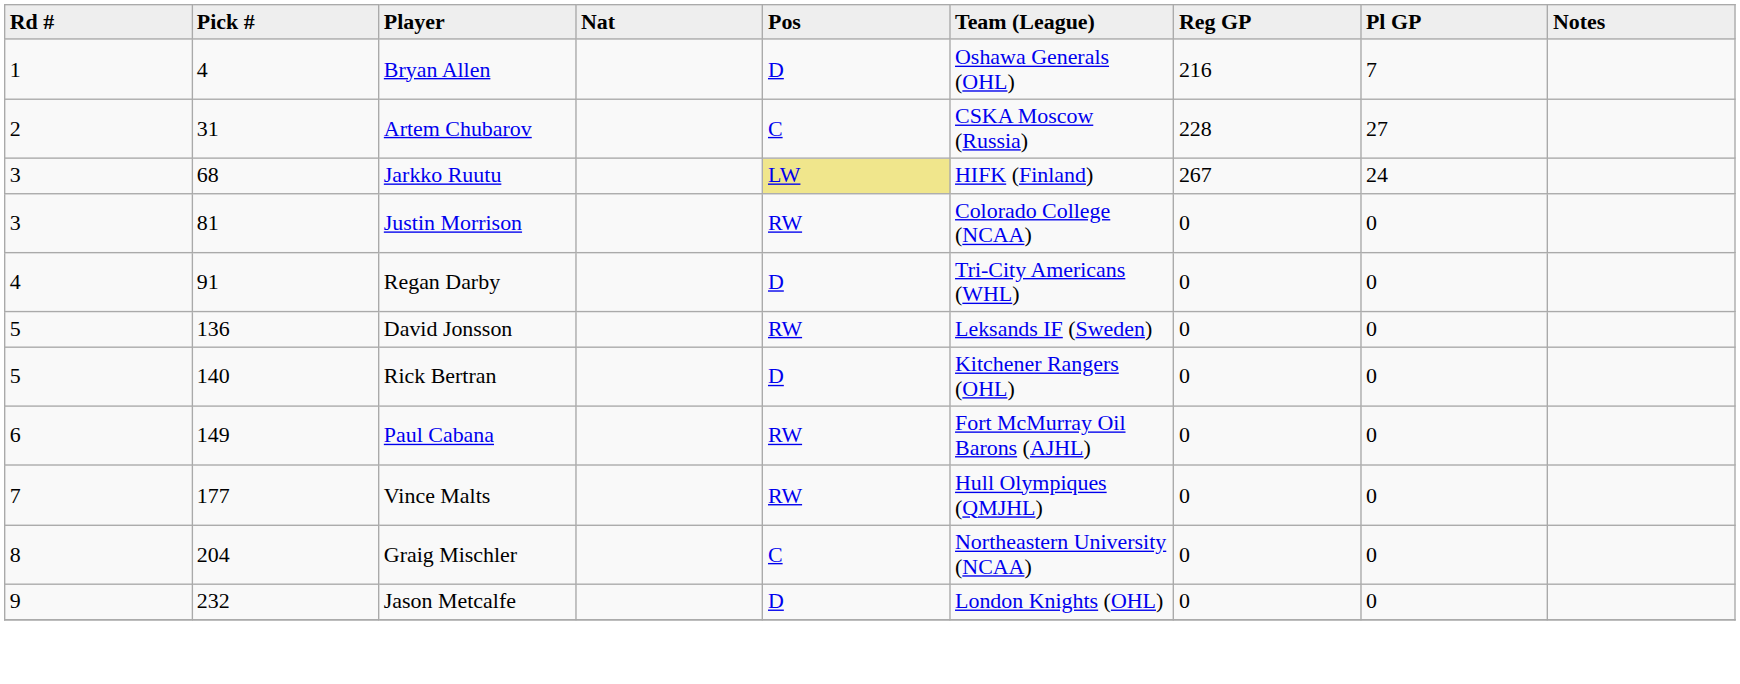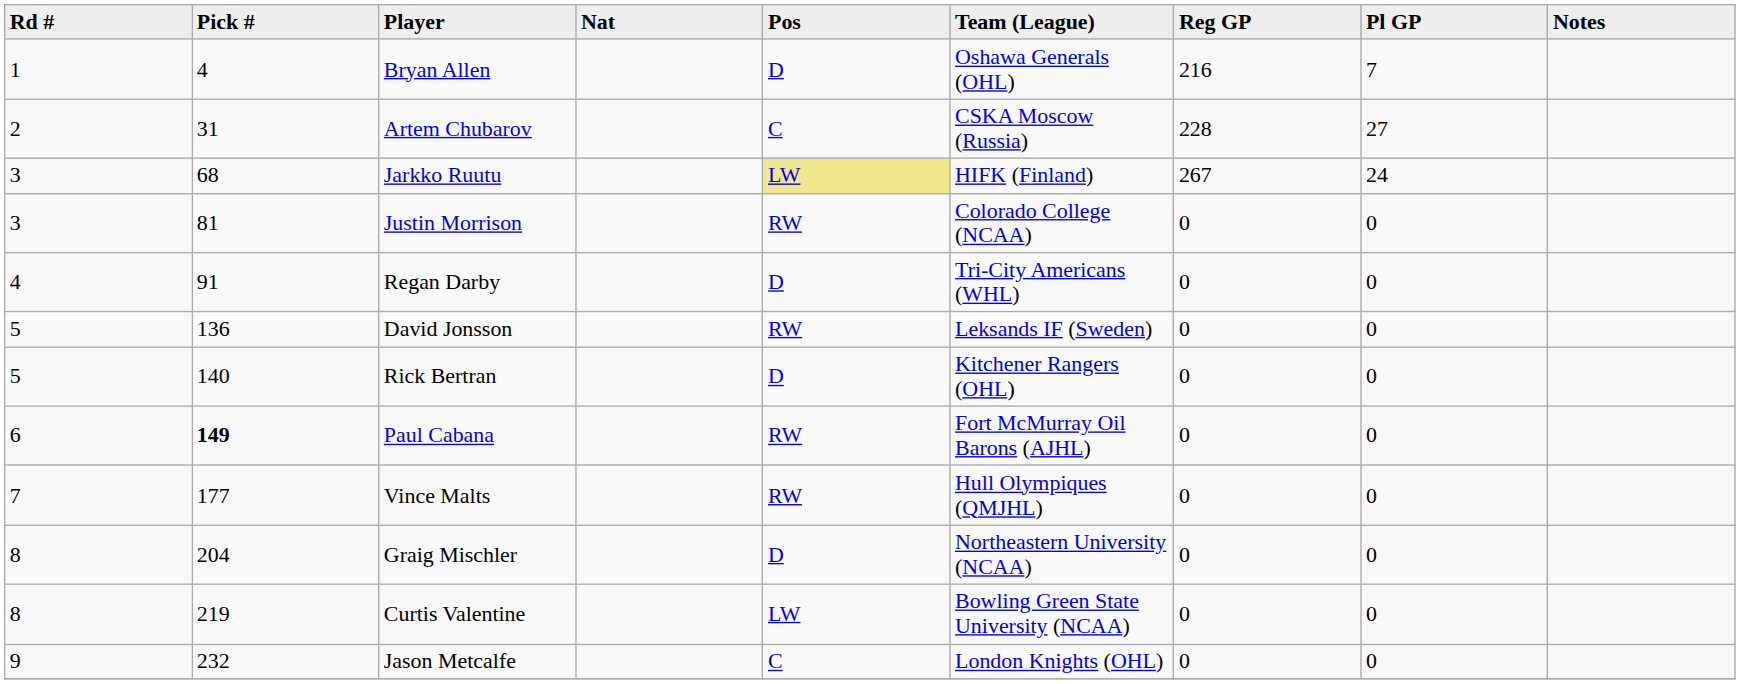(213, 435) normal -> (213, 435) bold
(775, 554) C -> (776, 554) D
+ row: (455, 613)
(776, 601) D -> (775, 660) C
